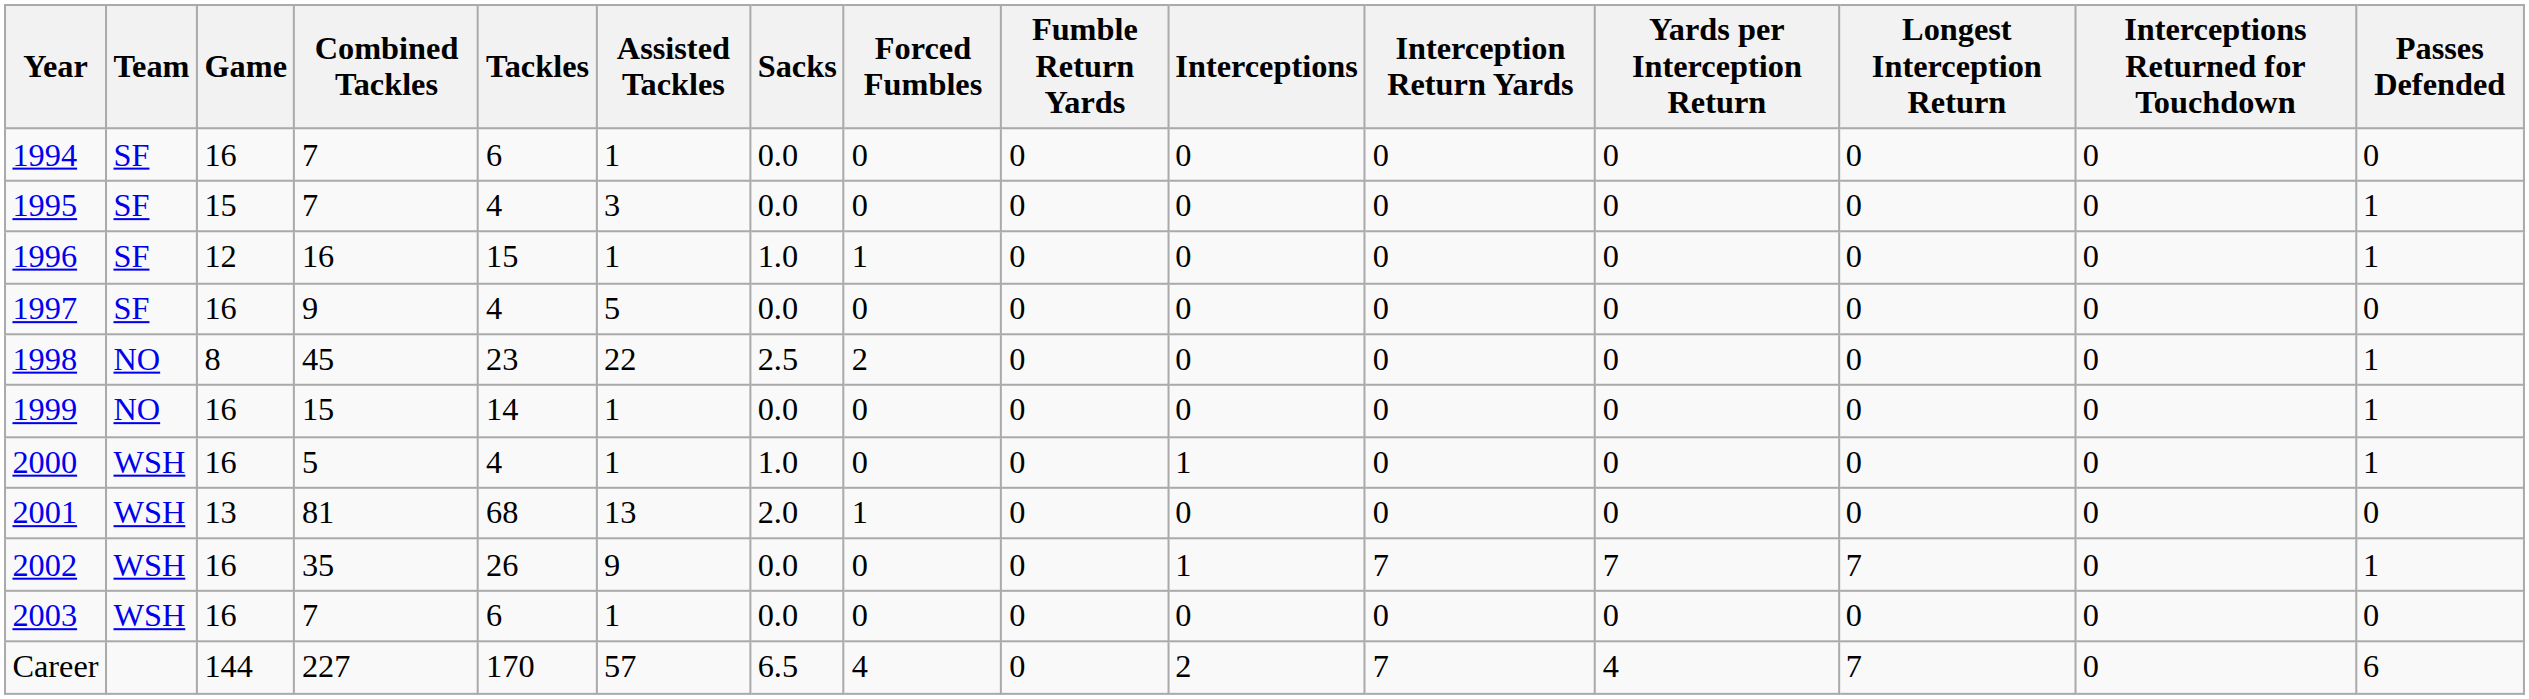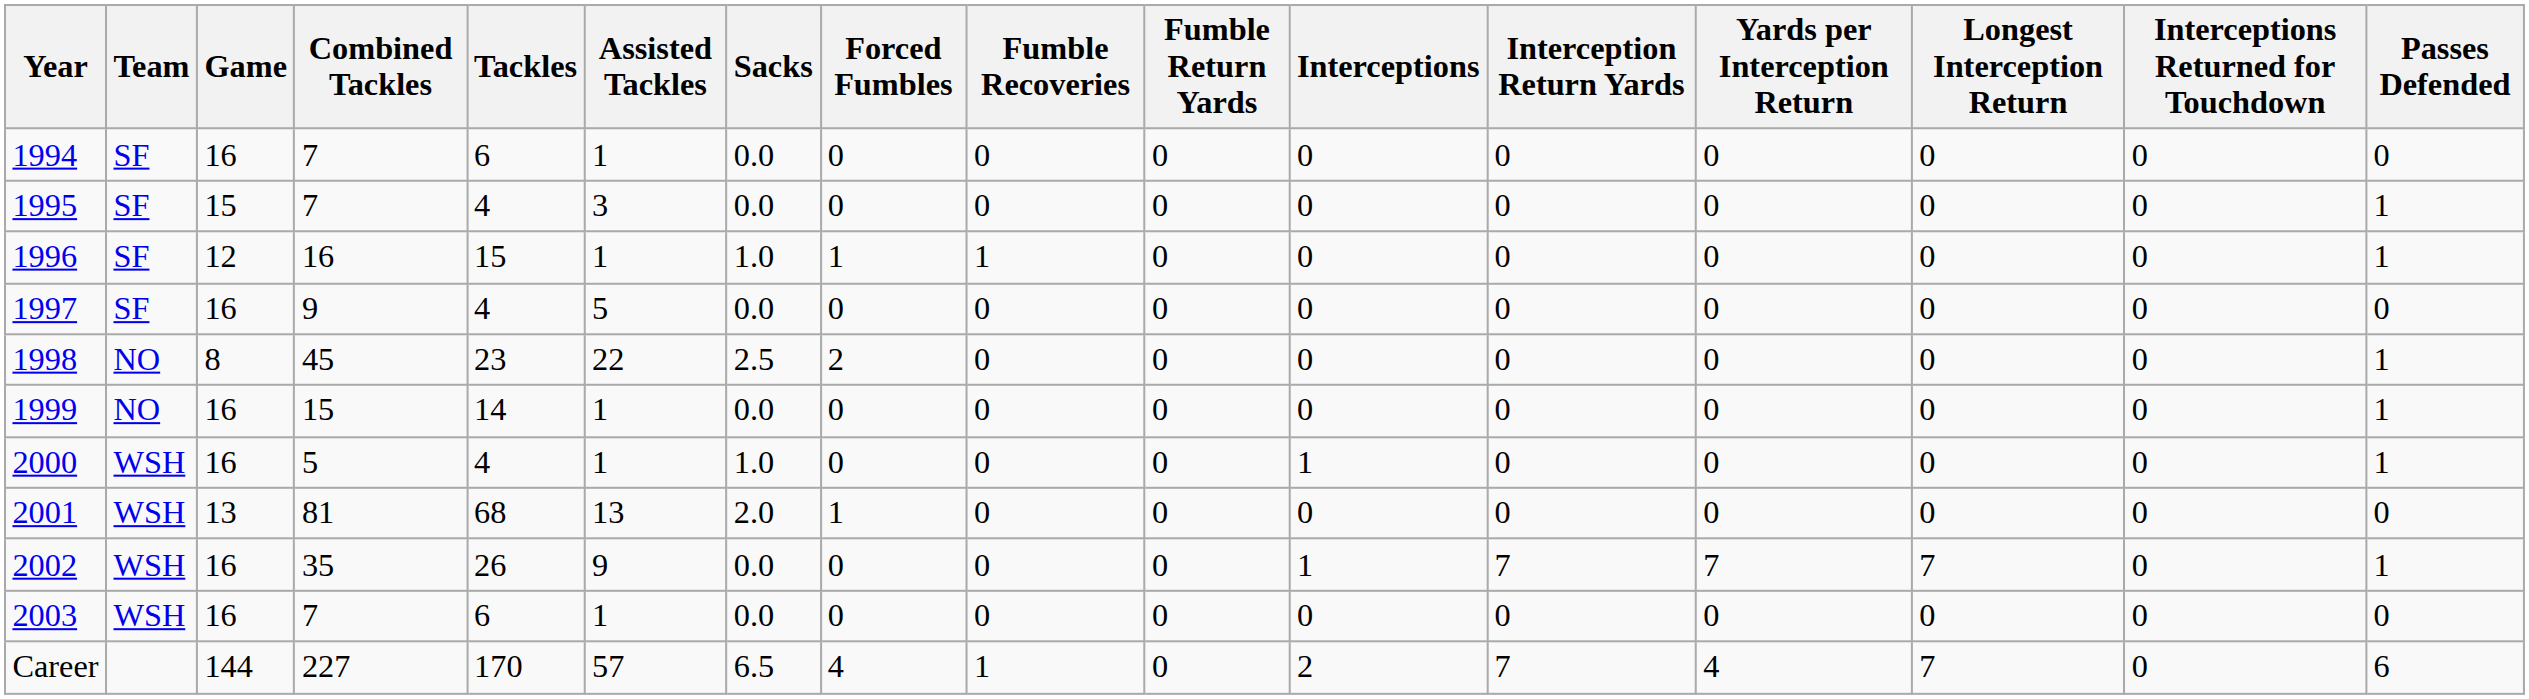+ column: (1056, 66)
